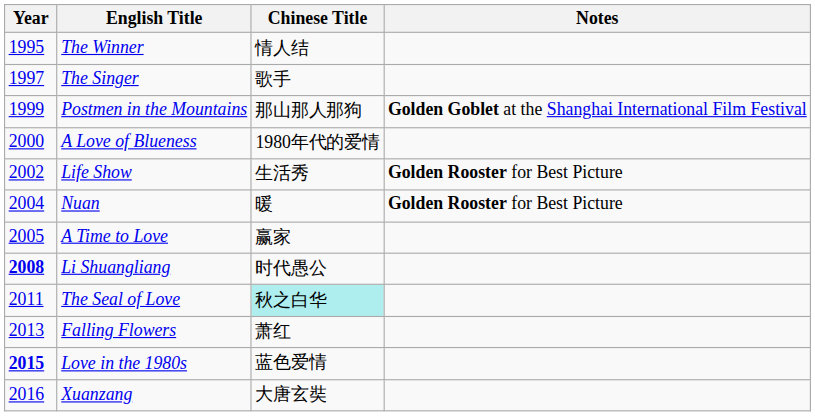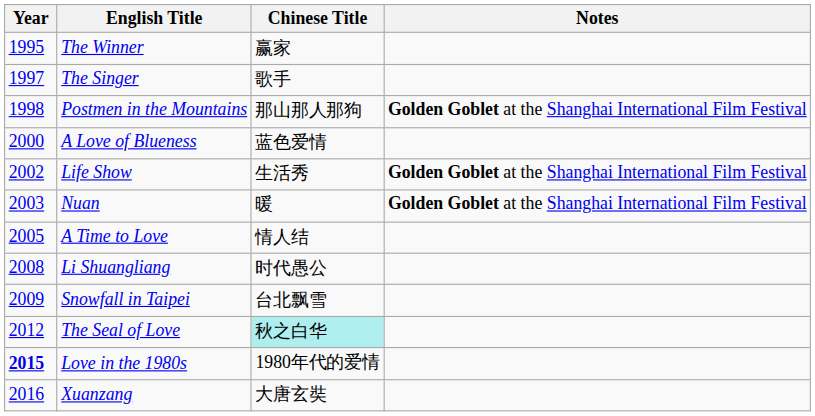(282, 47) 情人结 -> (273, 47) 赢家
(26, 109) 1999 -> (26, 109) 1998
(318, 142) 1980年代的爱情 -> (291, 142) 蓝色爱情
(505, 172) Golden Rooster for Best Picture -> (597, 172) Golden Goblet at the Shanghai International Film Festival
(26, 204) 2004 -> (26, 204) 2003
(505, 204) Golden Rooster for Best Picture -> (597, 204) Golden Goblet at the Shanghai International Film Festival
(273, 236) 赢家 -> (282, 236) 情人结
(26, 267) bold -> (26, 267) normal
+ row: (126, 298)
(26, 298) 2011 -> (26, 330) 2012
- row: (119, 330)
(291, 362) 蓝色爱情 -> (318, 362) 1980年代的爱情
